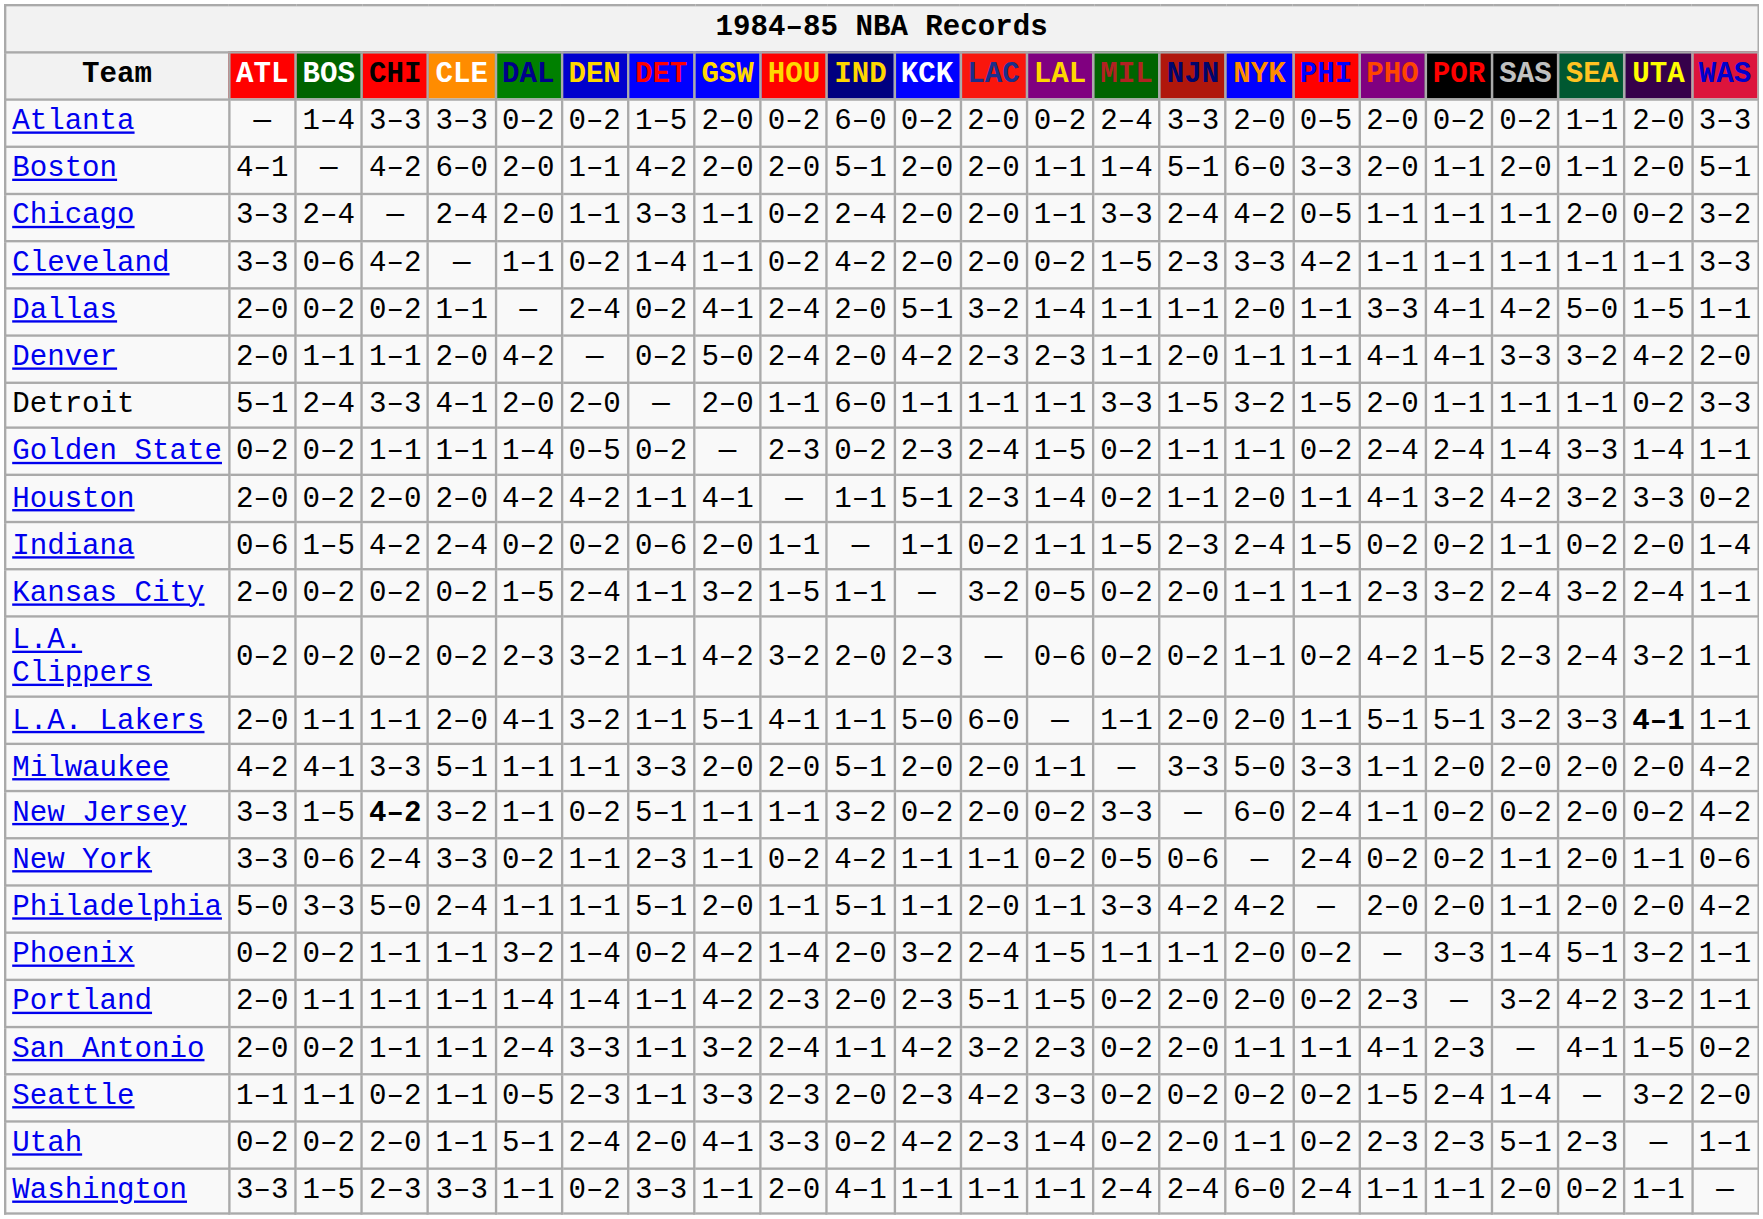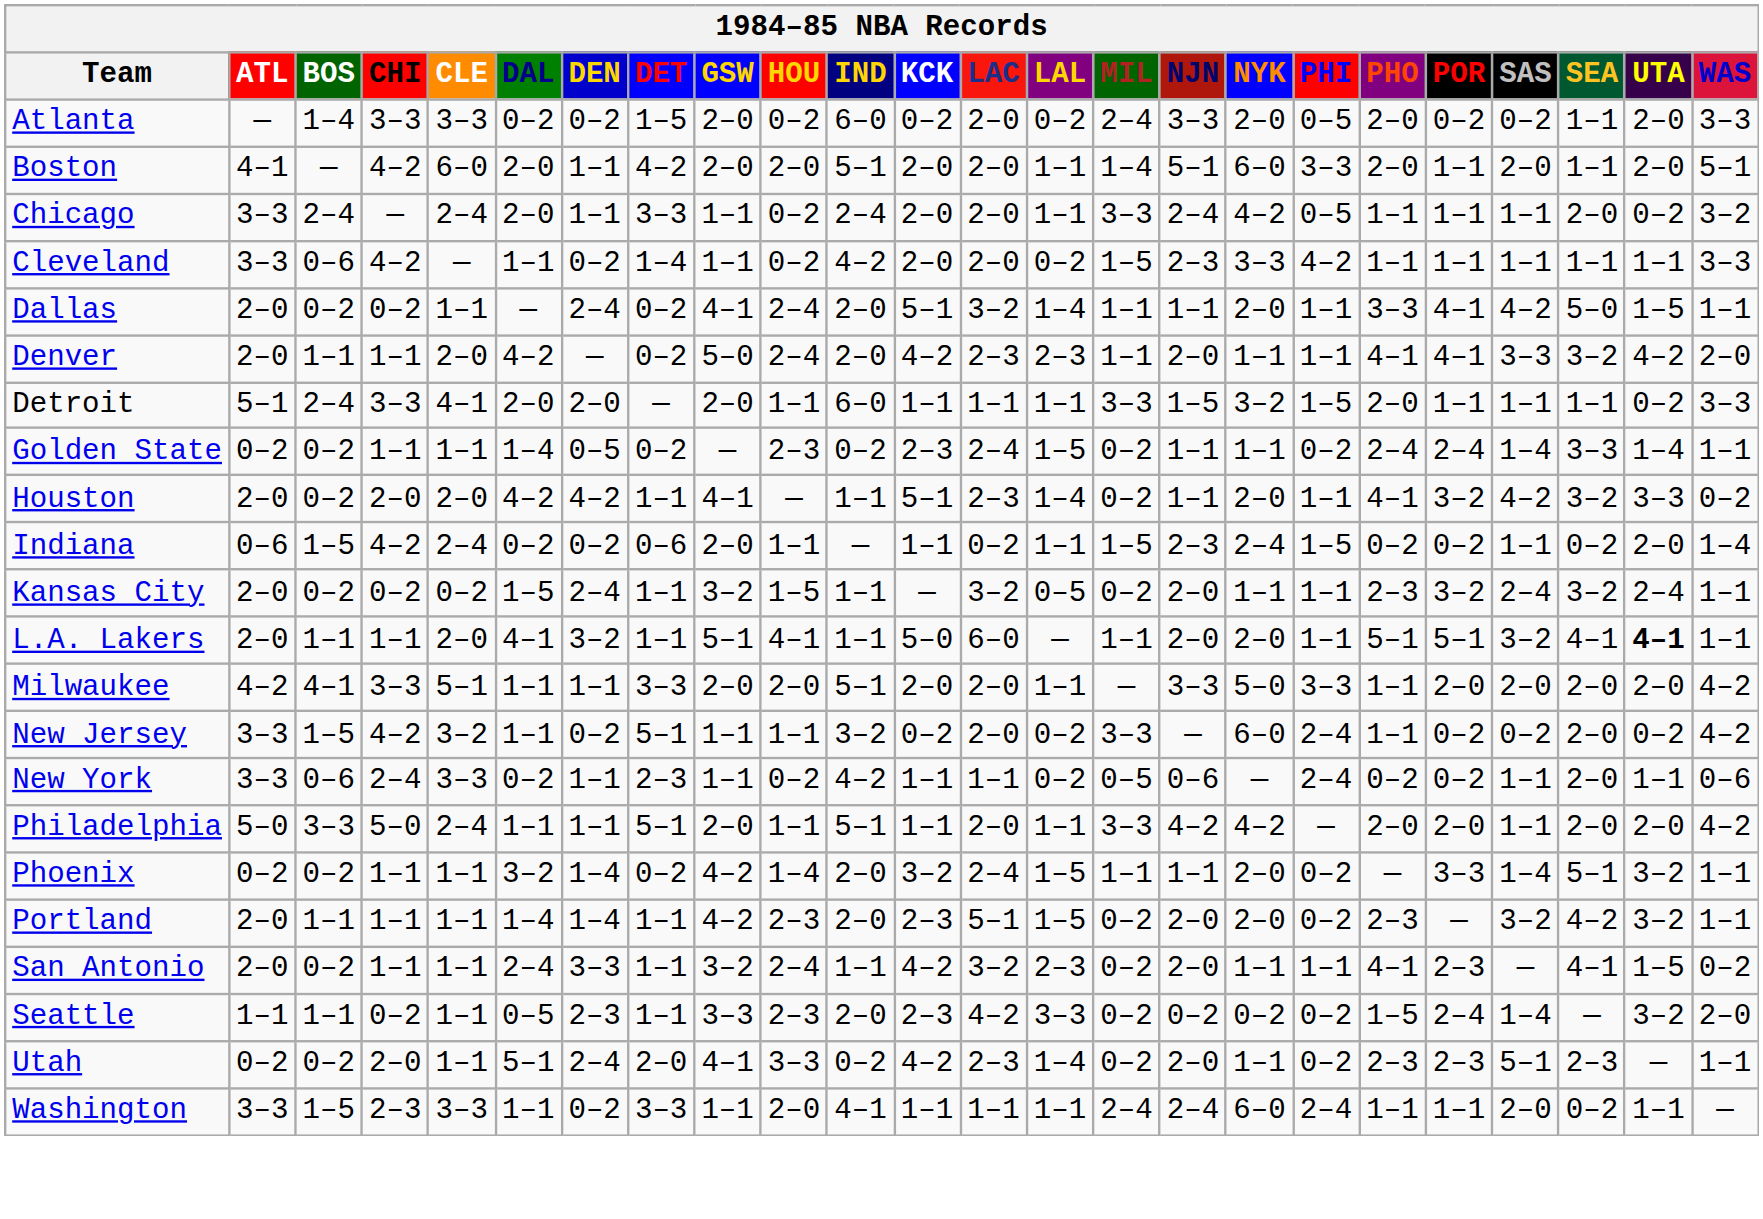- row: (82, 657)
(1592, 721) 3–3 -> (1592, 641) 4–1
(395, 815) bold -> (395, 735) normal
